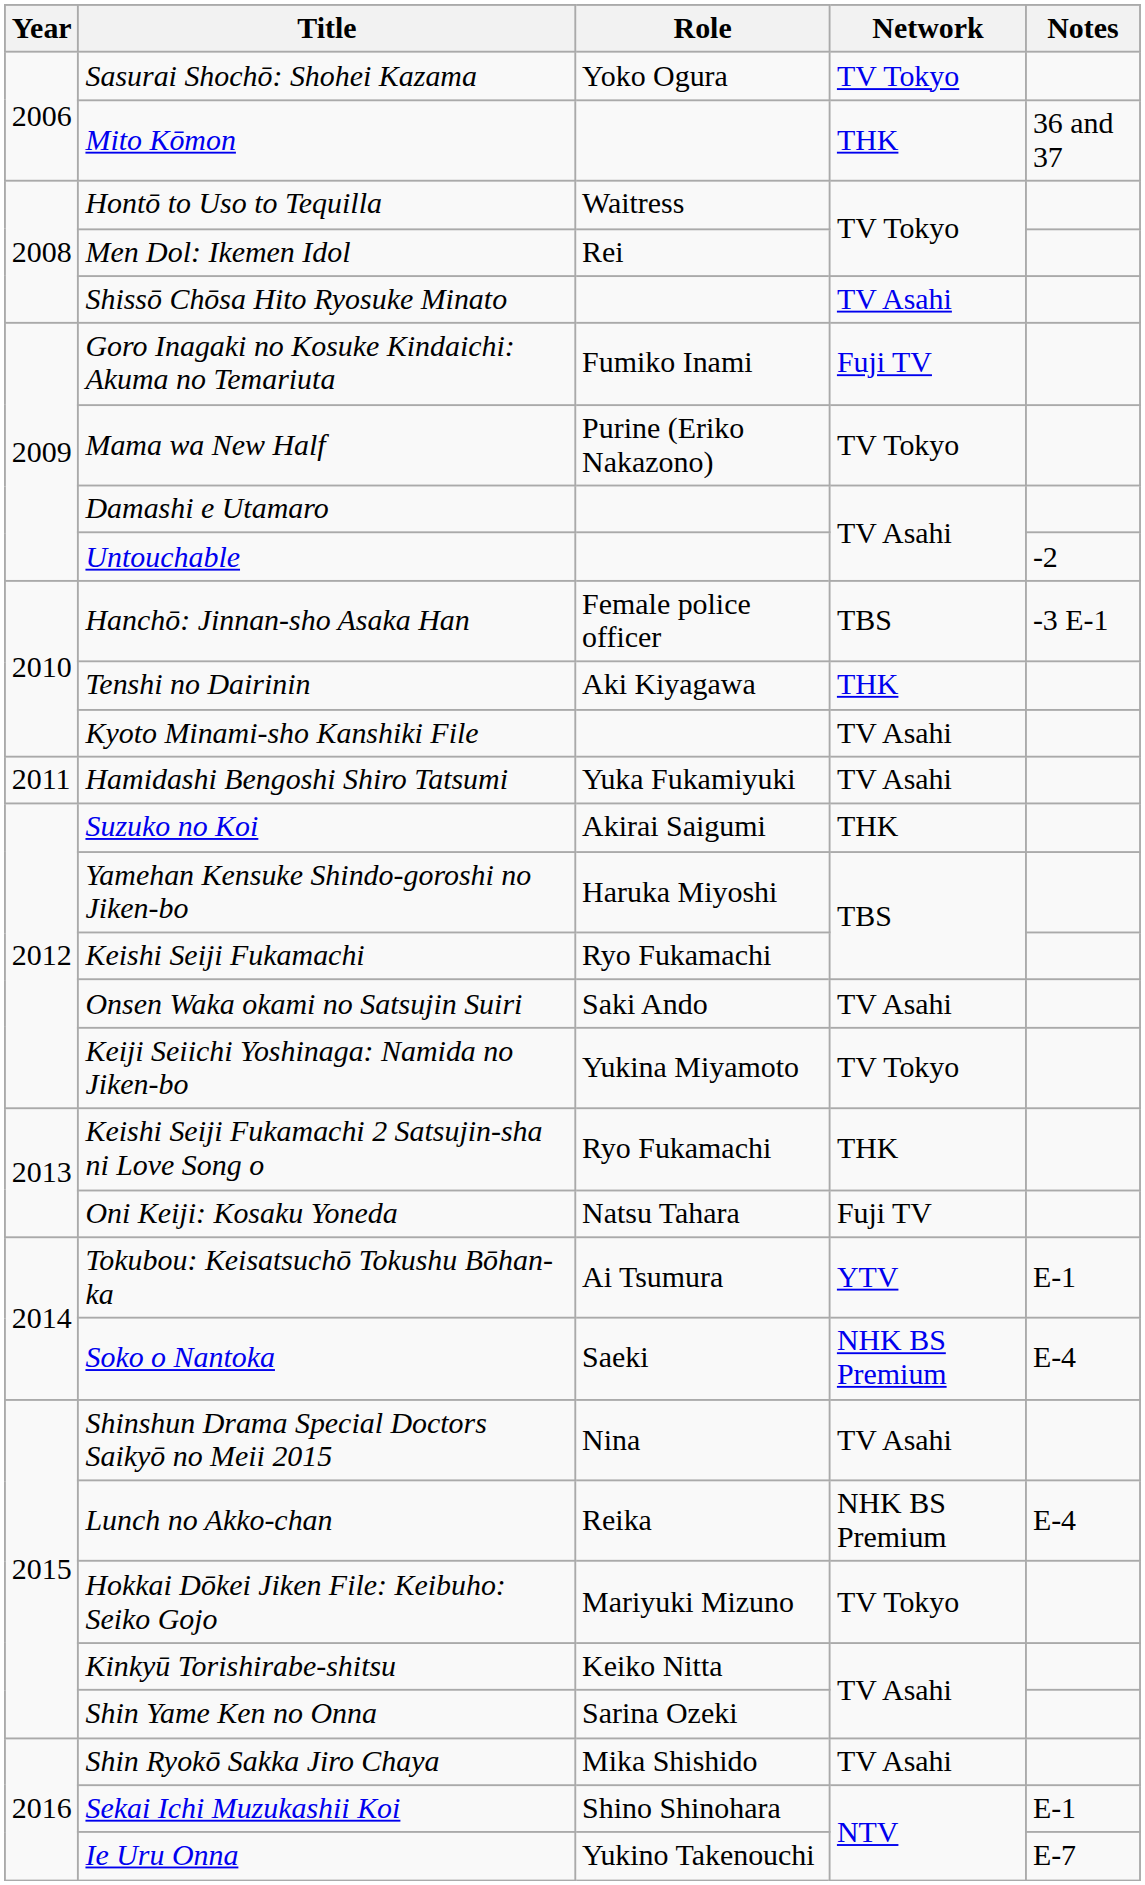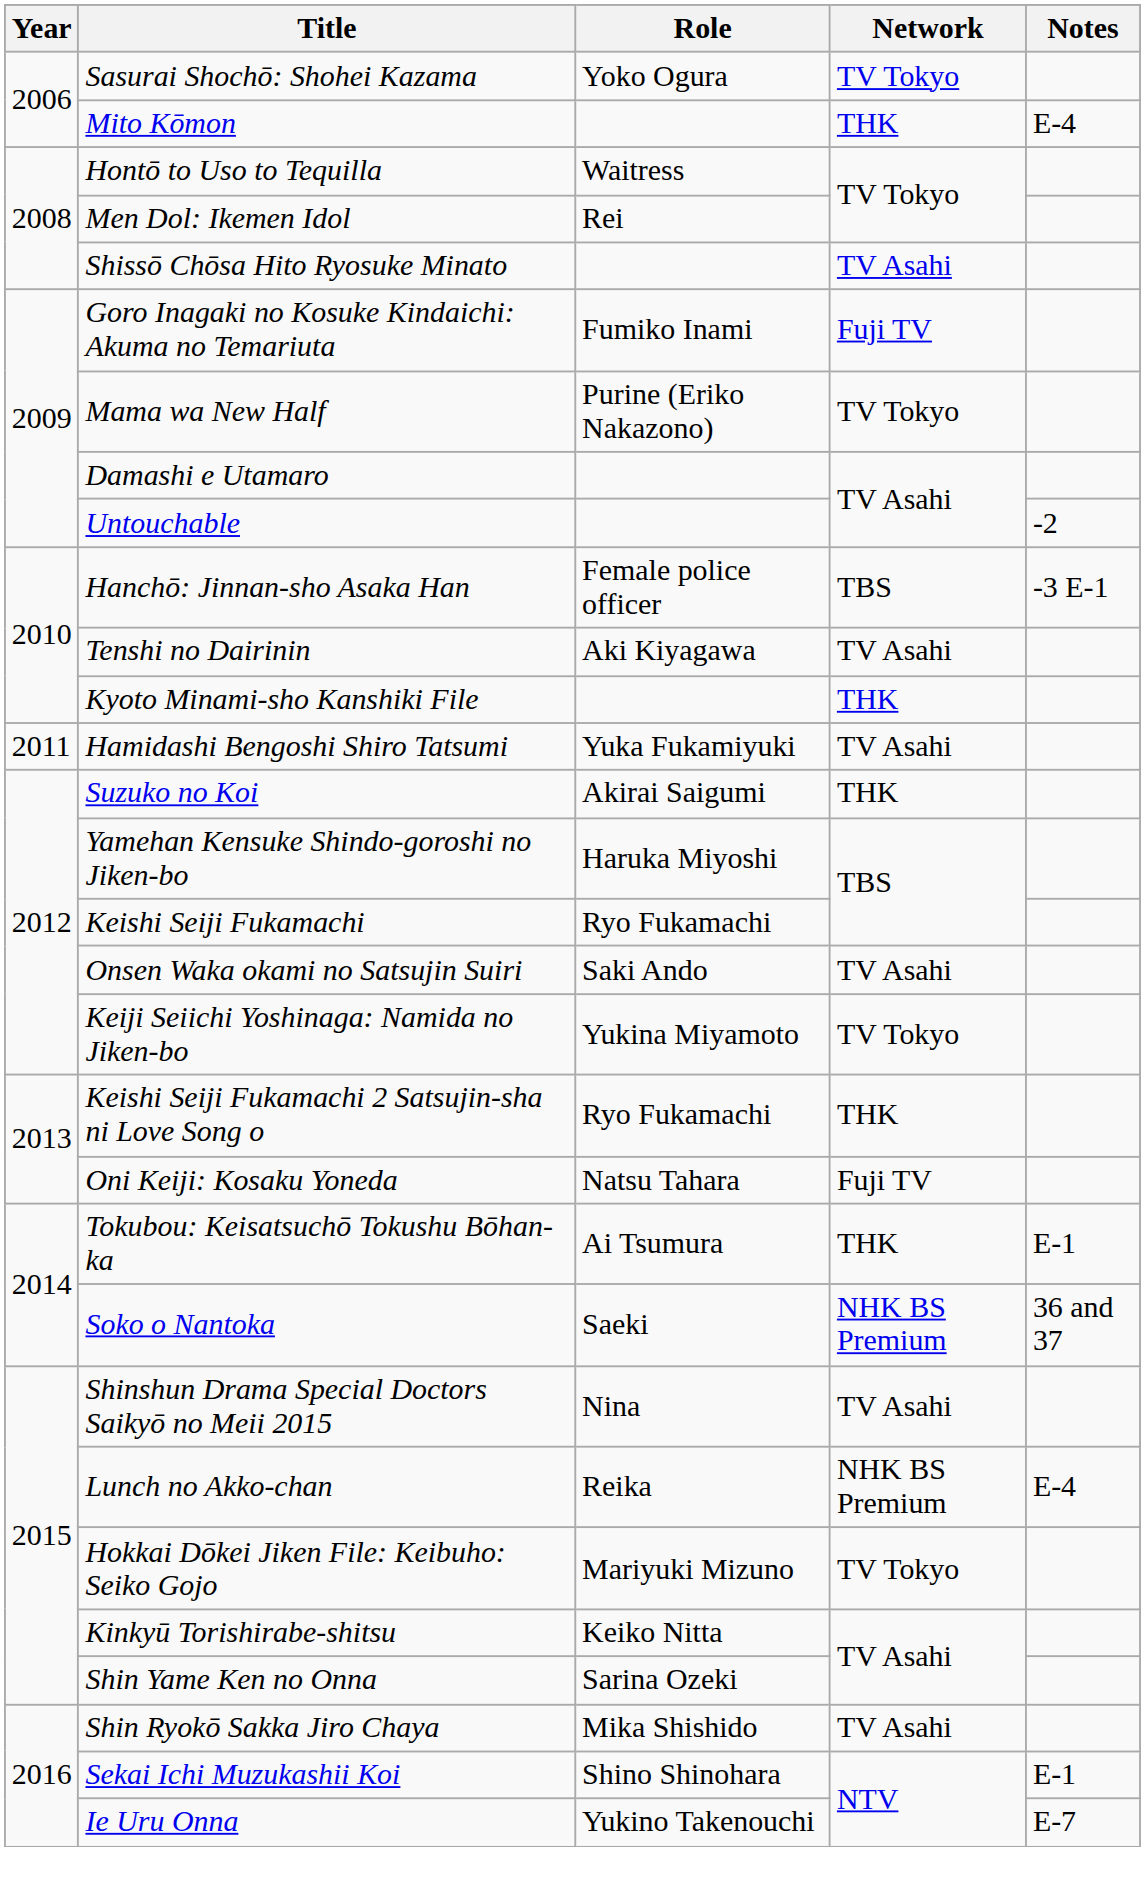(1073, 139) 36 and 37 -> (1054, 123) E-4
(868, 684) THK -> (894, 651) TV Asahi
(894, 732) TV Asahi -> (868, 698) THK
(868, 1277) YTV -> (868, 1243) THK
(1054, 1358) E-4 -> (1073, 1324) 36 and 37
